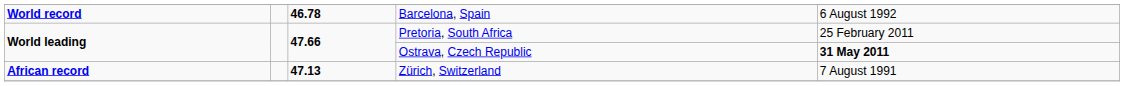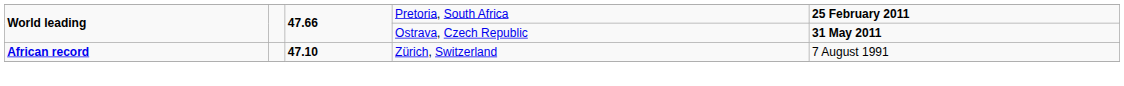- row: (445, 14)
(867, 33) normal -> (861, 14) bold
(306, 71) 47.13 -> (303, 52) 47.10
